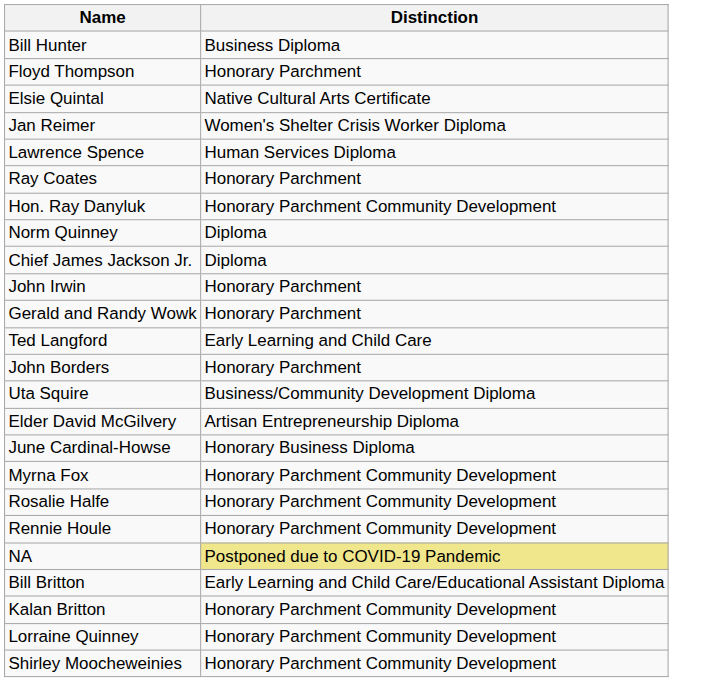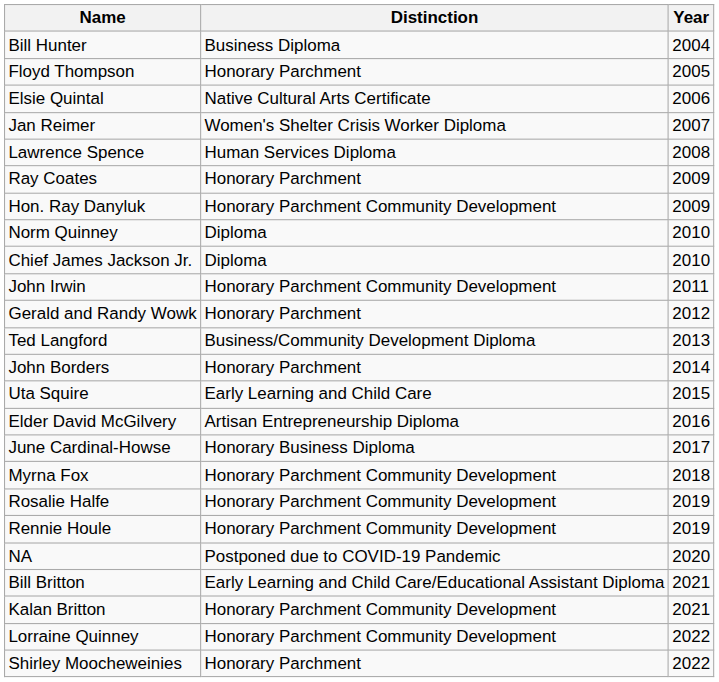+ column: (691, 17)
(283, 286) Honorary Parchment -> (380, 286) Honorary Parchment Community Development
(318, 340) Early Learning and Child Care -> (370, 340) Business/Community Development Diploma
(370, 394) Business/Community Development Diploma -> (318, 394) Early Learning and Child Care
(353, 555) khaki background -> (353, 555) no background
(380, 663) Honorary Parchment Community Development -> (283, 663) Honorary Parchment
